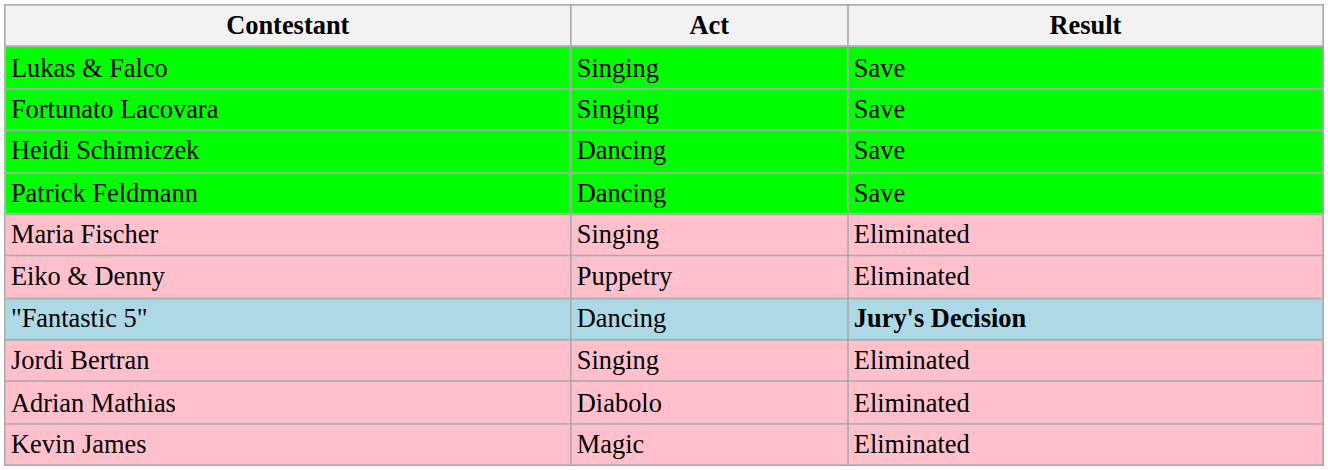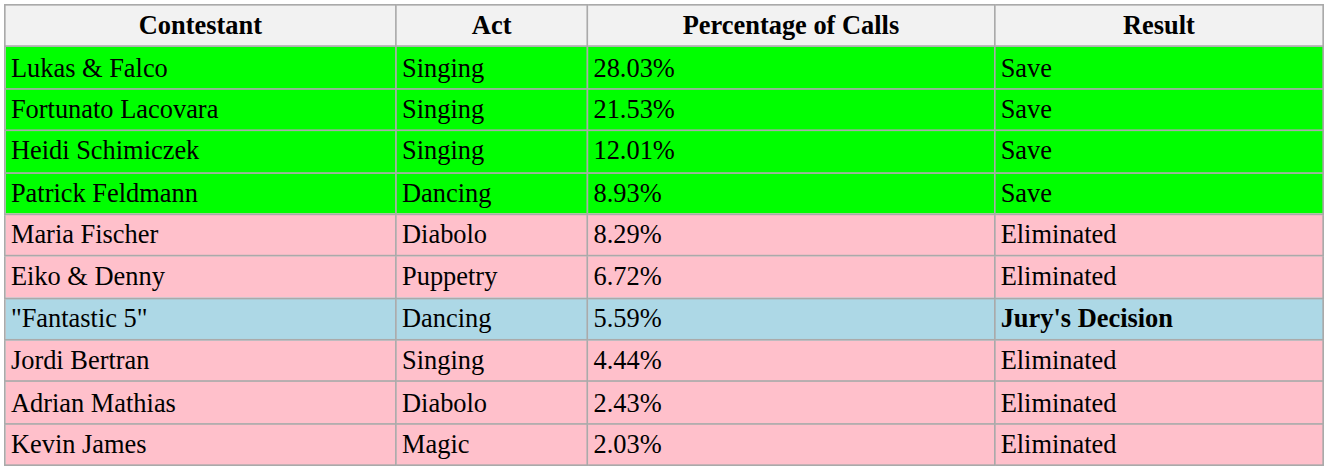+ column: (791, 25)
(622, 151) Dancing -> (443, 151) Singing
(618, 234) Singing -> (445, 234) Diabolo
